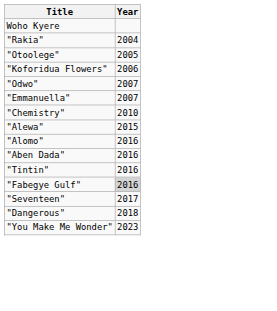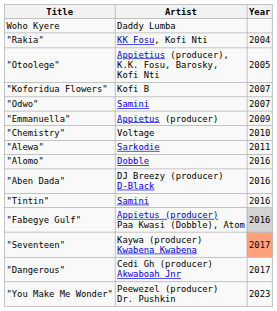+ column: (181, 12)
(128, 69) 2006 -> (260, 90) 2007
(128, 98) 2007 -> (260, 118) 2009
(128, 127) 2015 -> (260, 147) 2011
(128, 199) no background -> (260, 245) lightsalmon background
(128, 213) 2018 -> (260, 269) 2017
